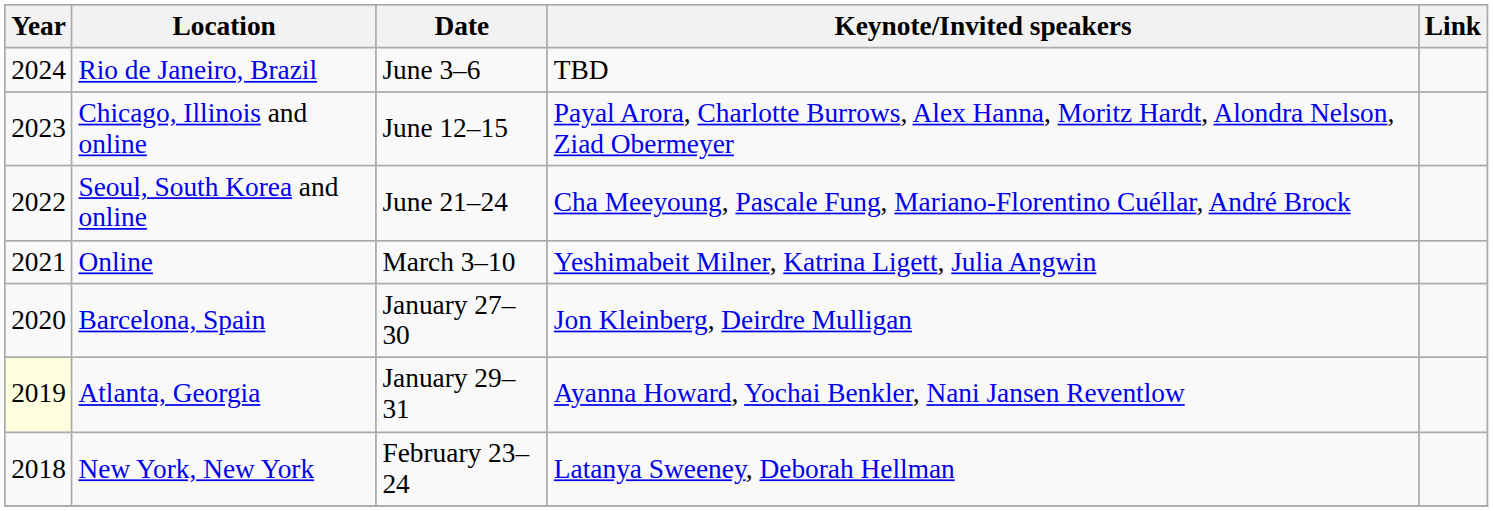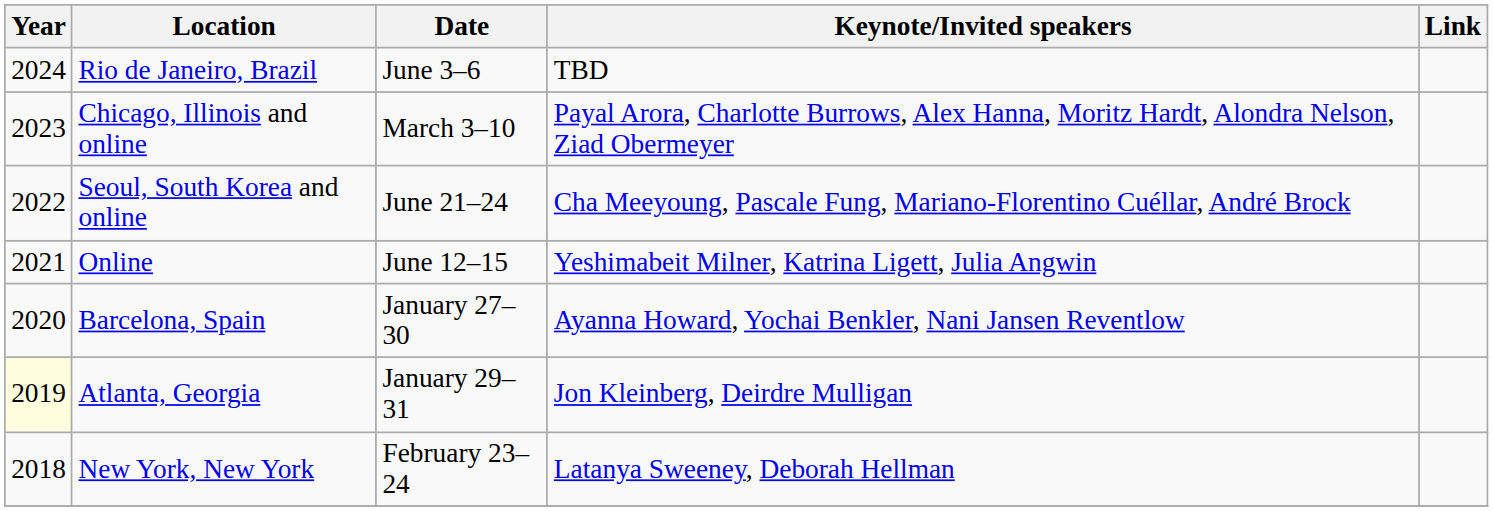(445, 128) June 12–15 -> (449, 128) March 3–10
(449, 261) March 3–10 -> (445, 261) June 12–15
(733, 320) Jon Kleinberg, Deirdre Mulligan -> (869, 320) Ayanna Howard, Yochai Benkler, Nani Jansen Reventlow
(869, 394) Ayanna Howard, Yochai Benkler, Nani Jansen Reventlow -> (733, 394) Jon Kleinberg, Deirdre Mulligan
